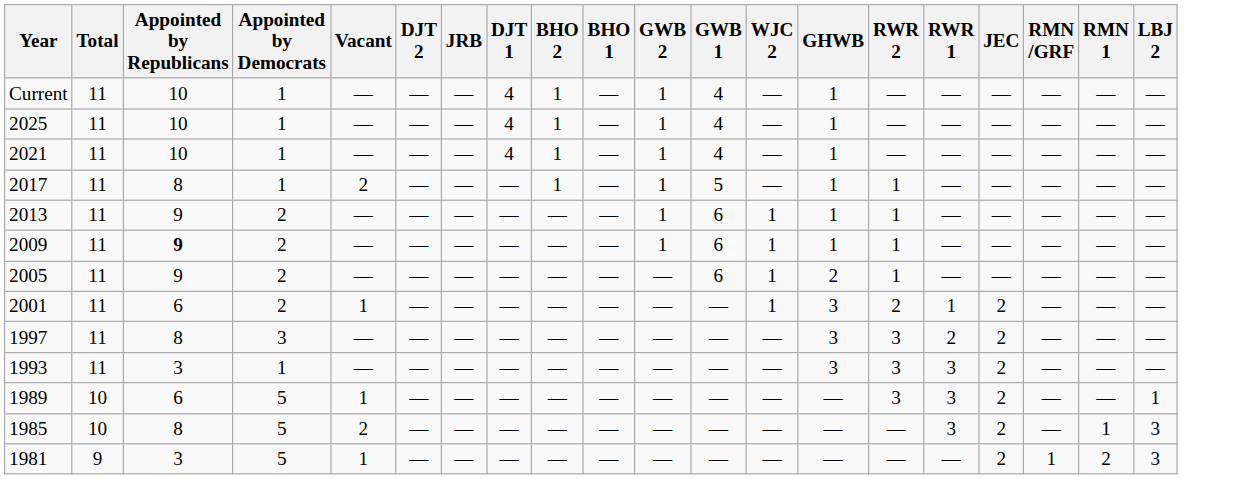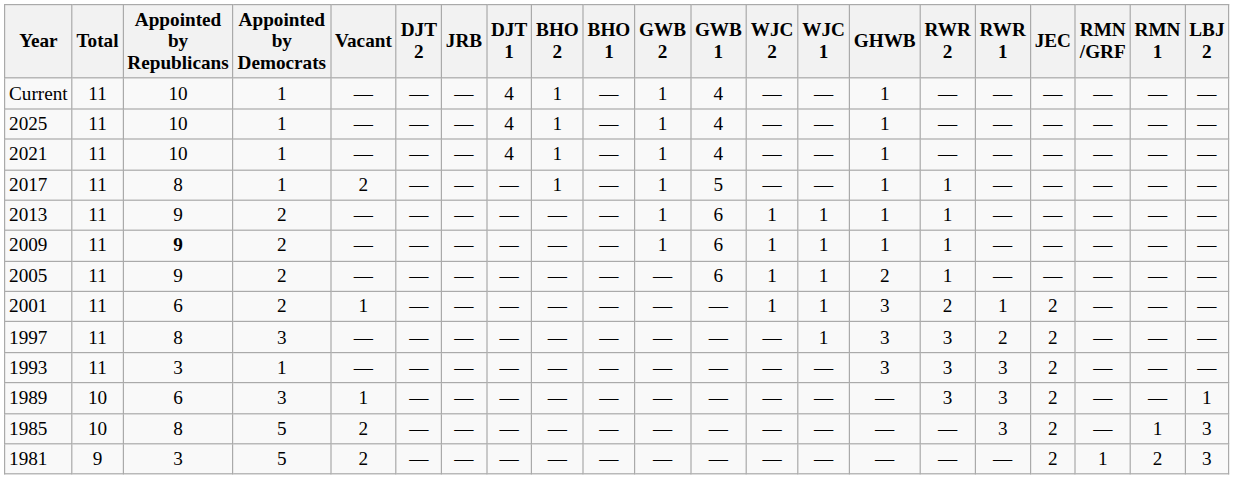+ column: (824, 41)
(282, 397) 5 -> (282, 397) 3
(363, 458) 1 -> (363, 458) 2
